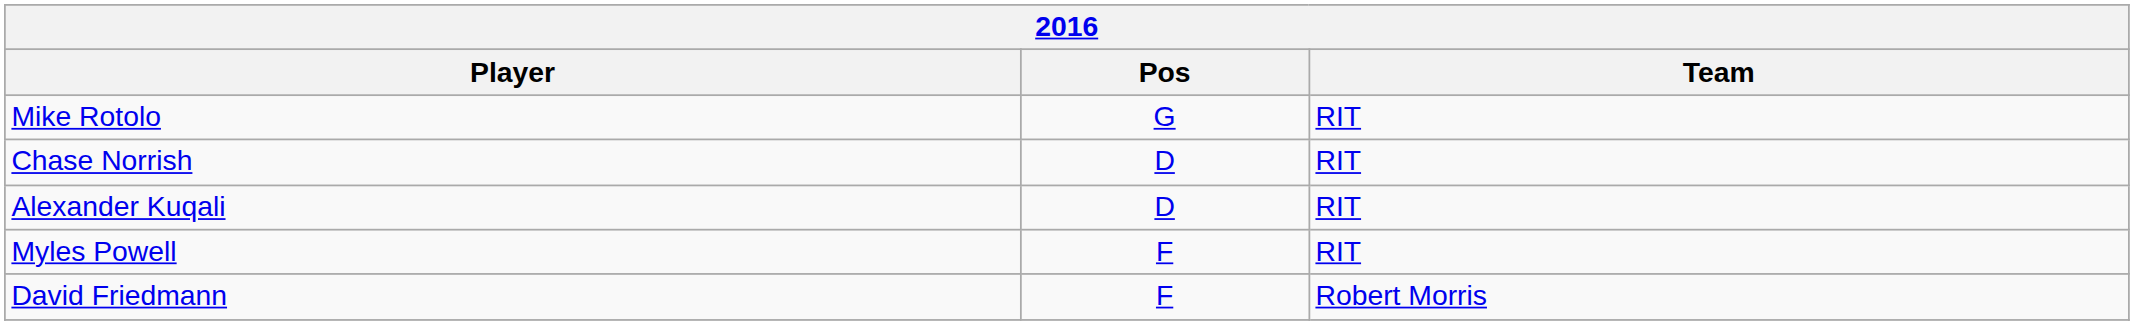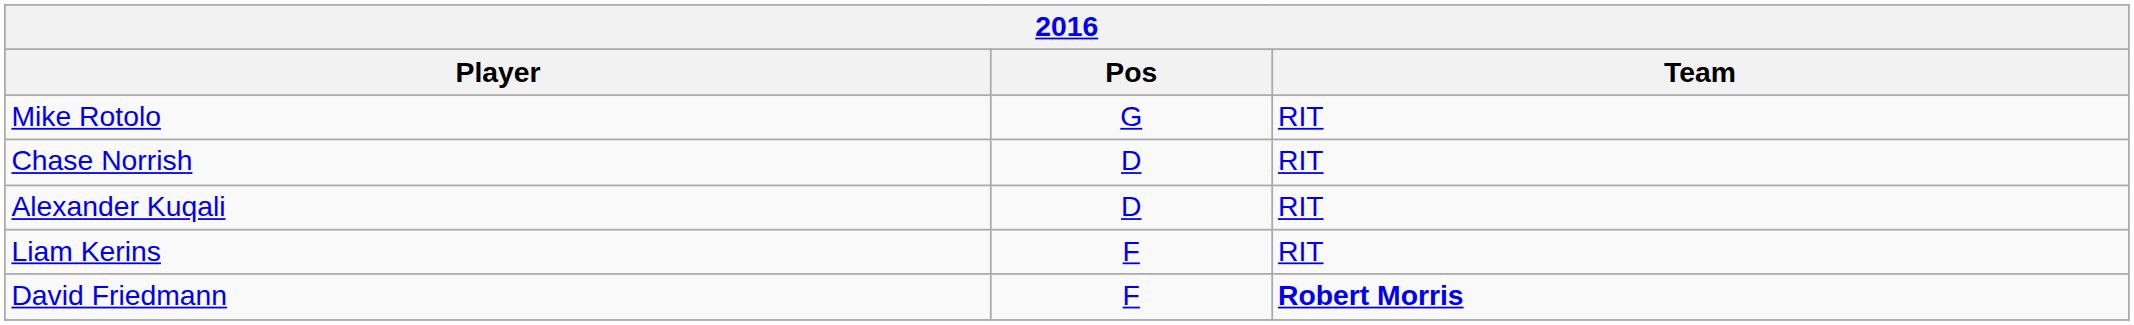- row: (94, 251)
+ row: (86, 251)
(1401, 296) normal -> (1371, 296) bold
